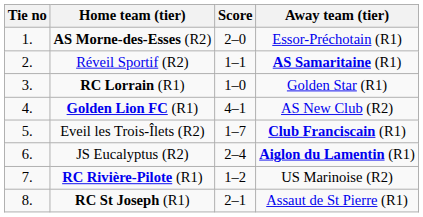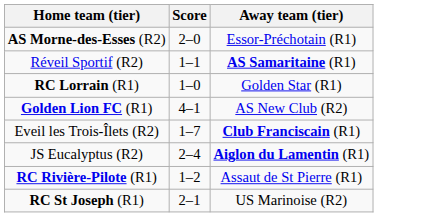- column: (27, 16)
(337, 177) US Marinoise (R2) -> (291, 177) Assaut de St Pierre (R1)
(337, 200) Assaut de St Pierre (R1) -> (291, 200) US Marinoise (R2)
